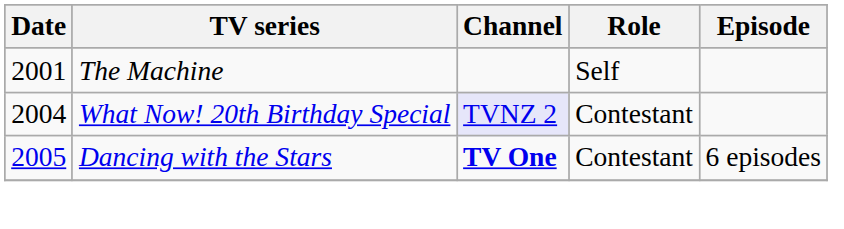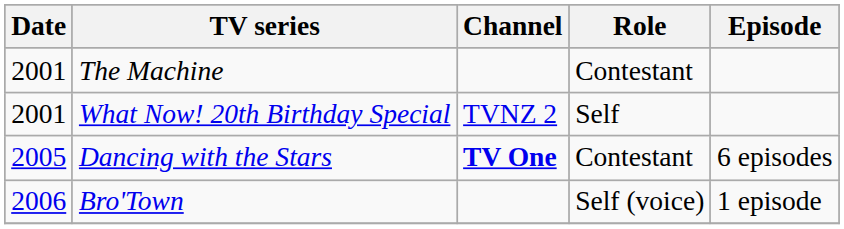(597, 69) Self -> (634, 69) Contestant
(39, 113) 2004 -> (39, 113) 2001
(510, 113) lavender background -> (510, 113) no background
(634, 113) Contestant -> (597, 113) Self
+ row: (131, 200)
